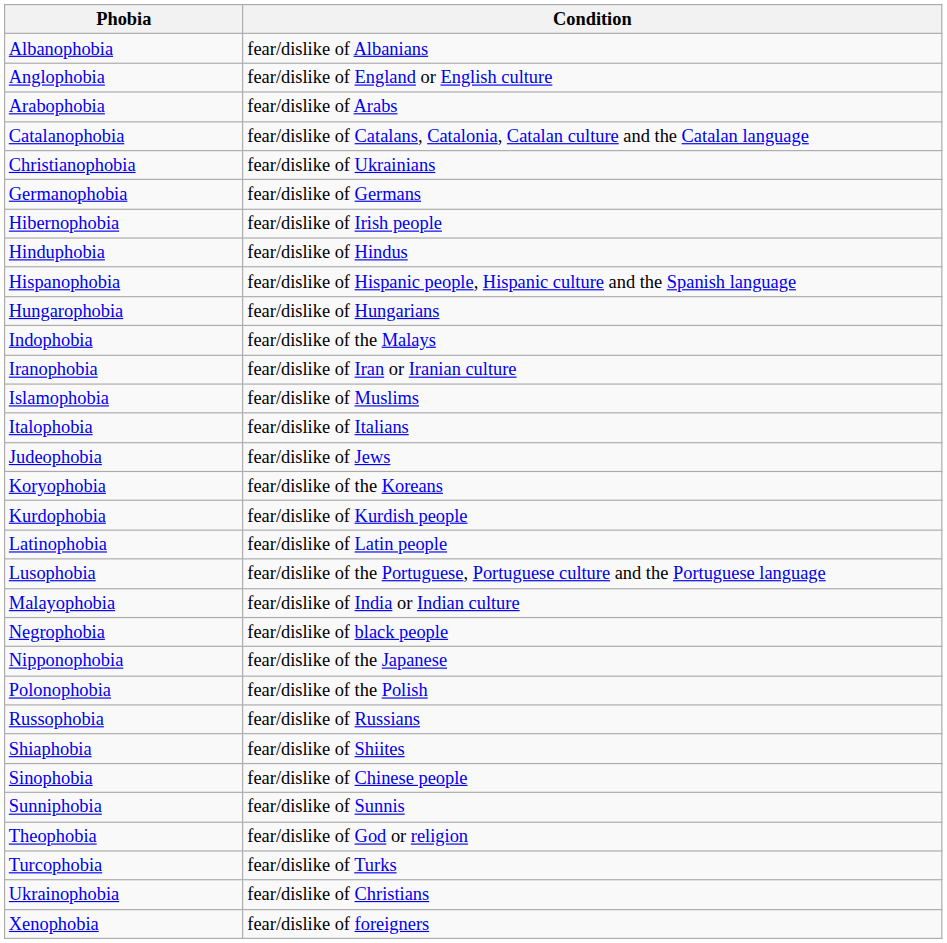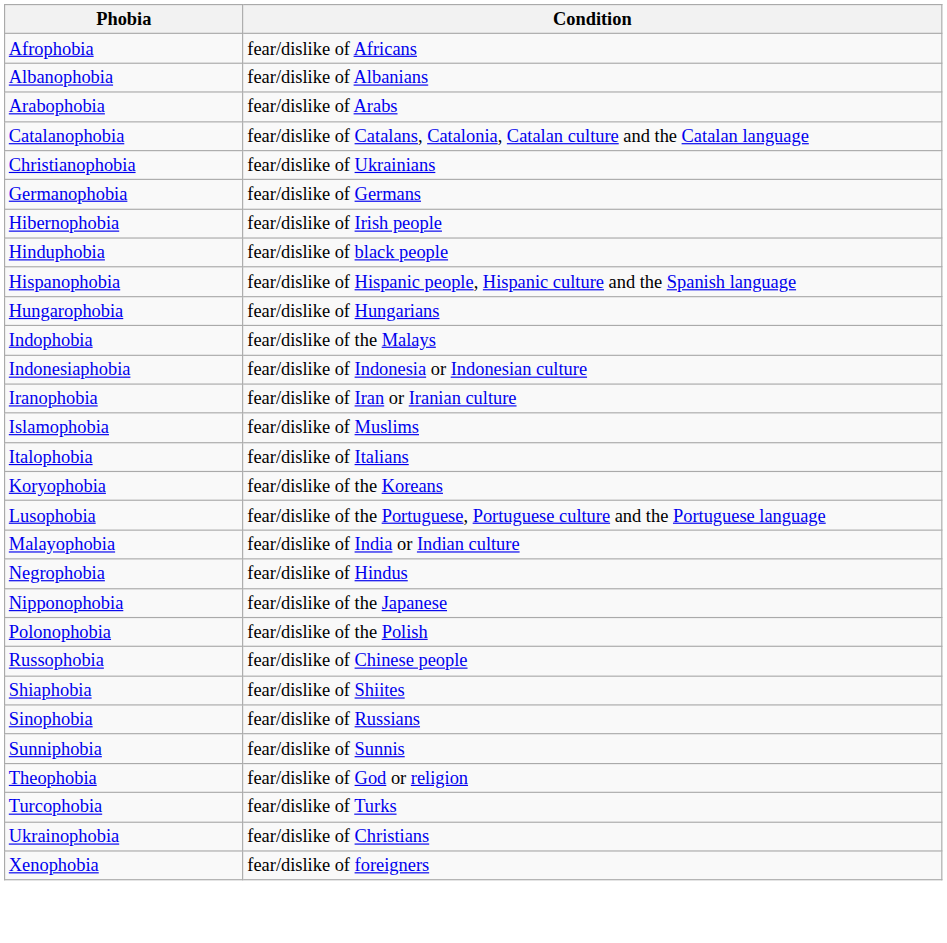+ row: (51, 48)
- row: (57, 77)
(328, 252) fear/dislike of Hindus -> (348, 252) fear/dislike of black people
+ row: (70, 369)
- row: (55, 456)
- row: (57, 515)
- row: (58, 544)
(348, 631) fear/dislike of black people -> (328, 573) fear/dislike of Hindus
(334, 719) fear/dislike of Russians -> (357, 661) fear/dislike of Chinese people
(357, 777) fear/dislike of Chinese people -> (334, 719) fear/dislike of Russians
